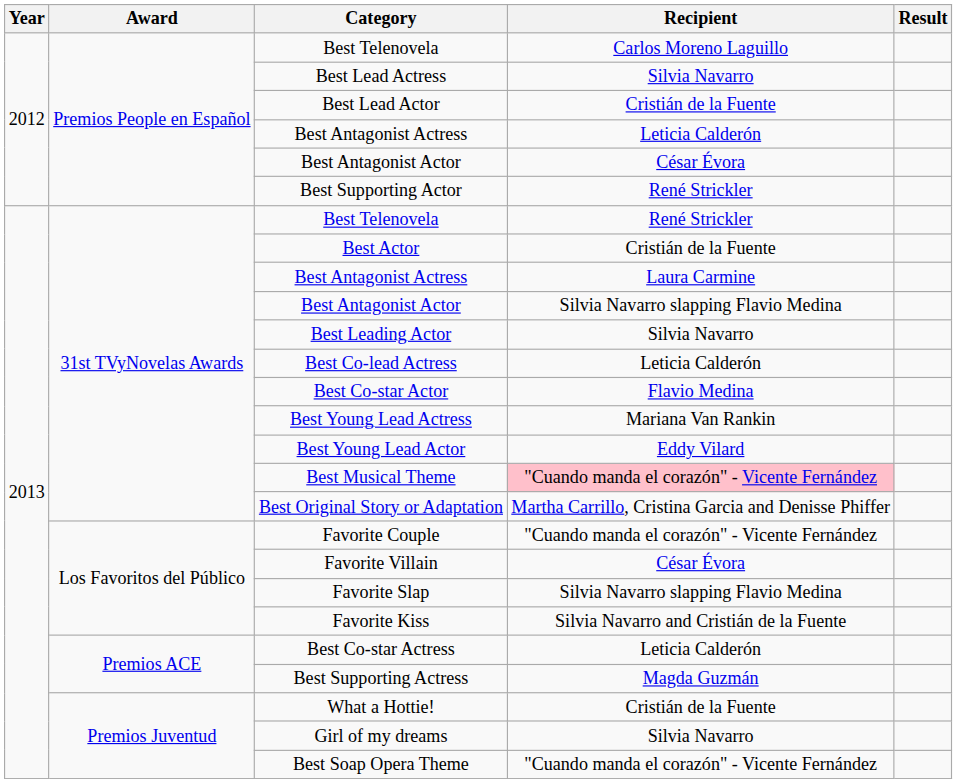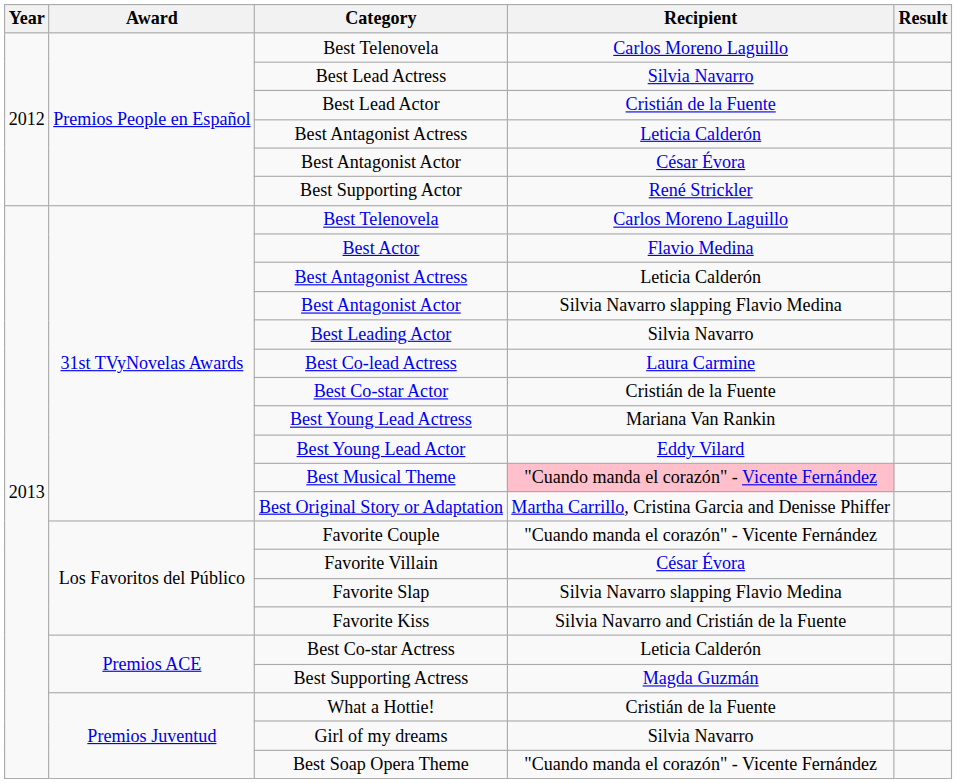(701, 219) René Strickler -> (701, 219) Carlos Moreno Laguillo
(701, 248) Cristián de la Fuente -> (701, 248) Flavio Medina
(701, 276) Laura Carmine -> (701, 276) Leticia Calderón
(701, 362) Leticia Calderón -> (701, 362) Laura Carmine
(701, 391) Flavio Medina -> (701, 391) Cristián de la Fuente
